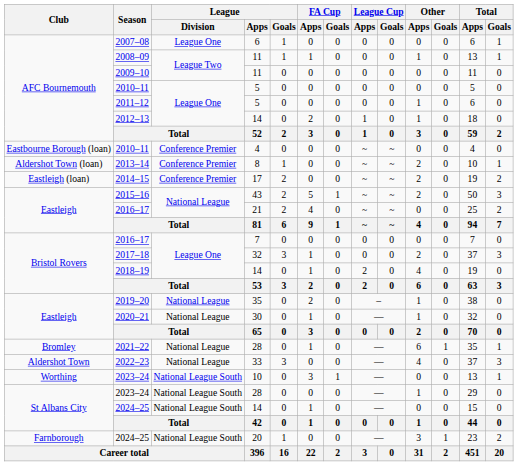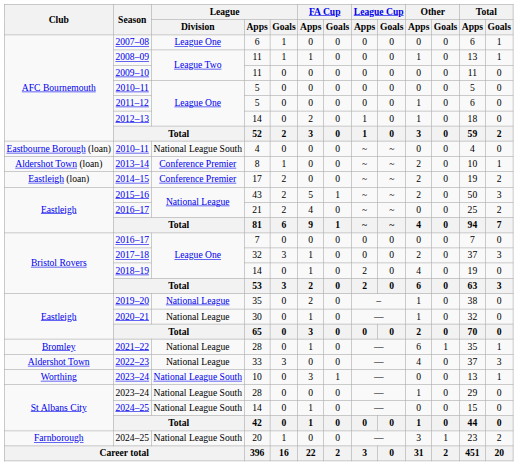(198, 149) Conference Premier -> (198, 149) National League South
